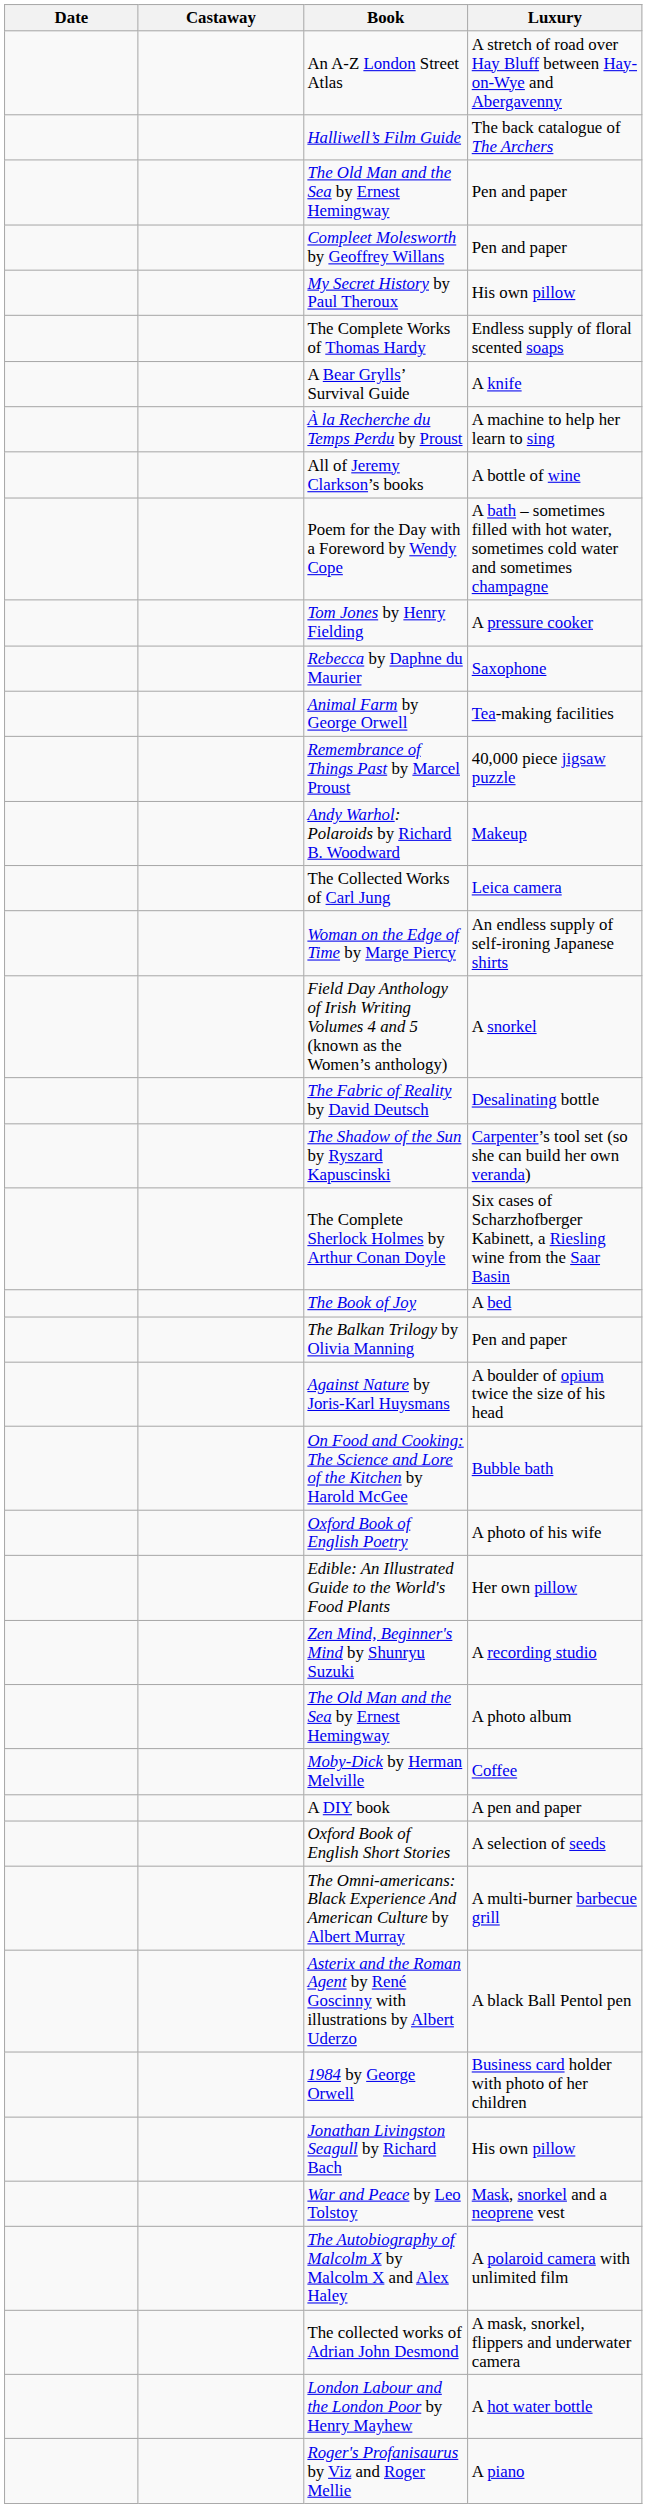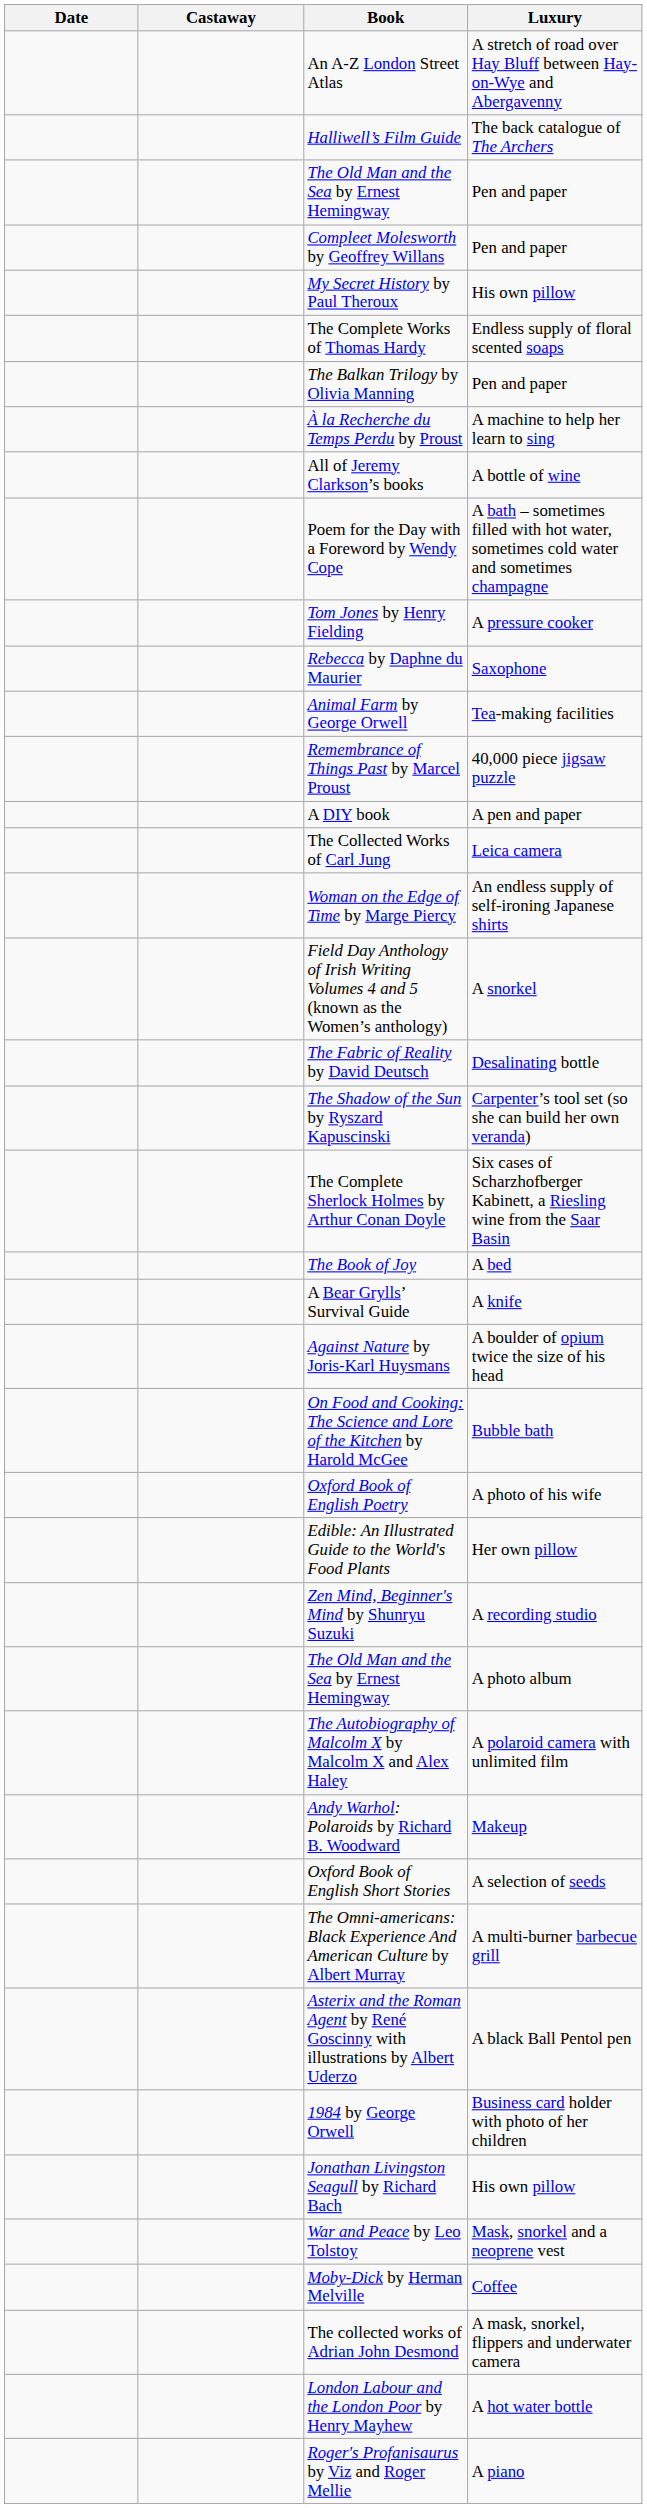rows swapped: (383, 1339) <-> (358, 383)
rows swapped: (379, 833) <-> (349, 1807)
rows swapped: (385, 1771) <-> (381, 2268)
